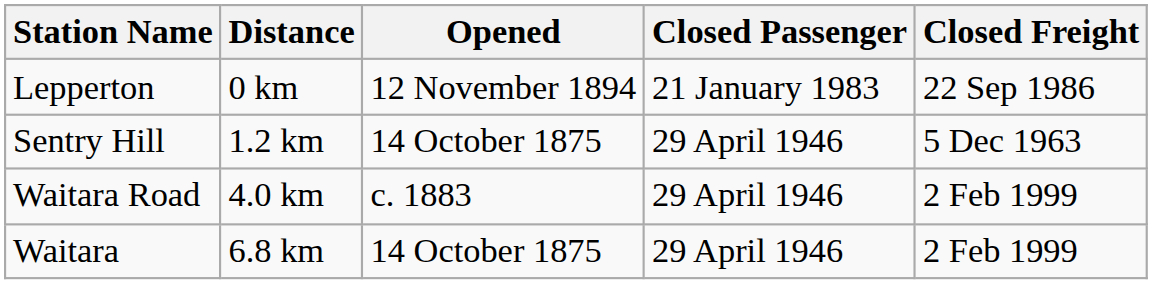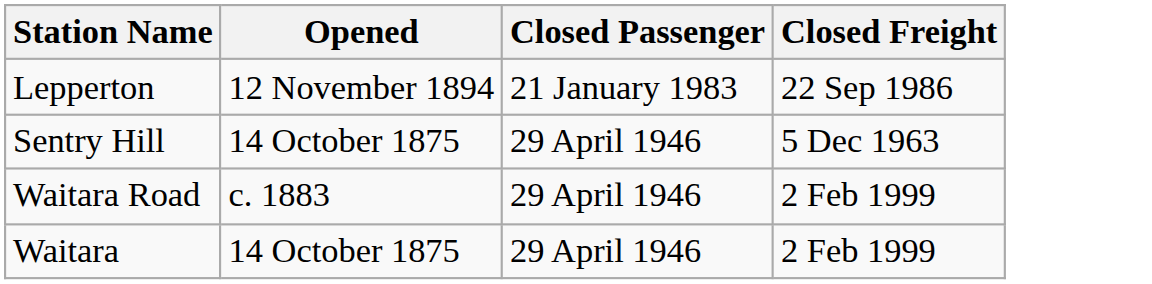- column: (292, 31)
